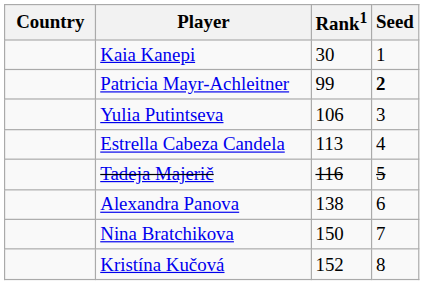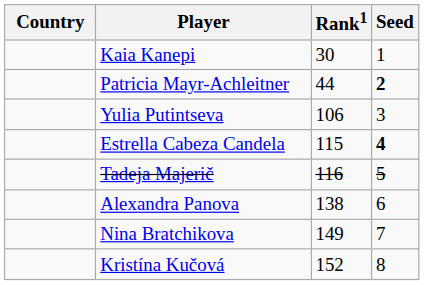(325, 84) 99 -> (325, 84) 44
(329, 144) 113 -> (329, 144) 115
(381, 144) normal -> (381, 144) bold
(330, 234) 150 -> (330, 234) 149
